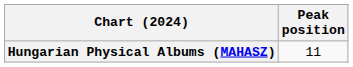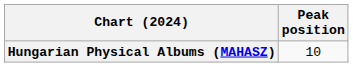(313, 52) 11 -> (313, 52) 10
